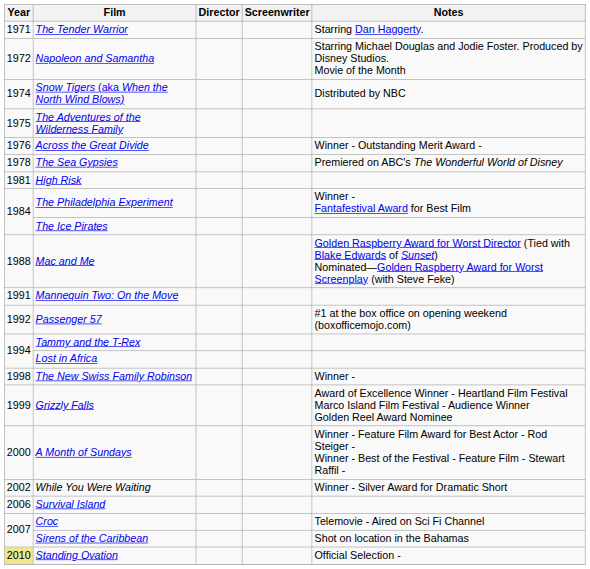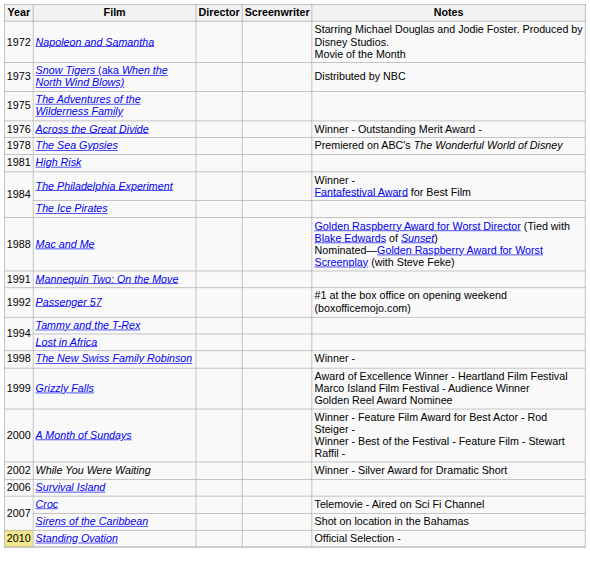- row: (82, 30)
(19, 94) 1974 -> (19, 77) 1973
